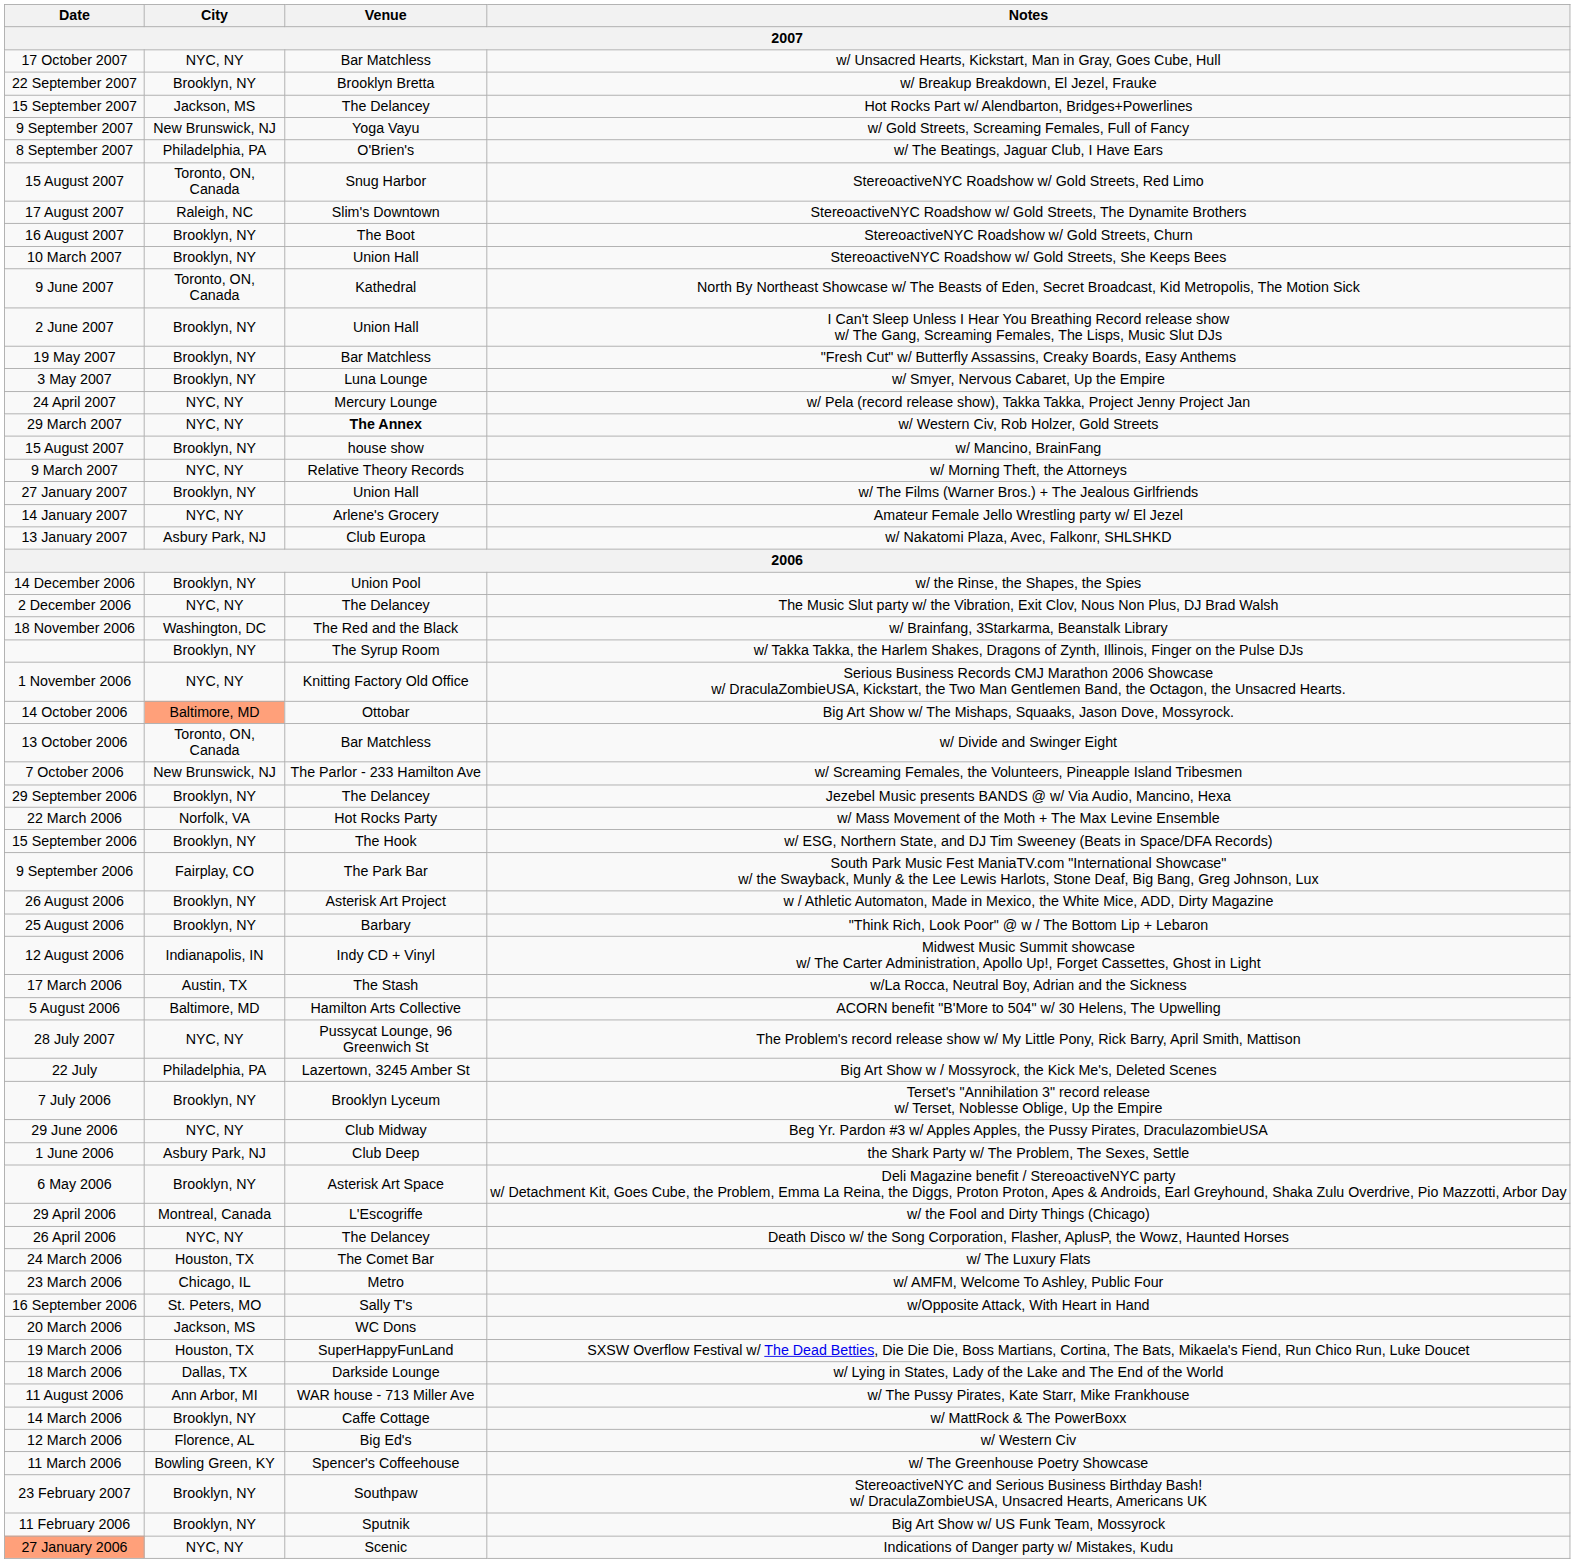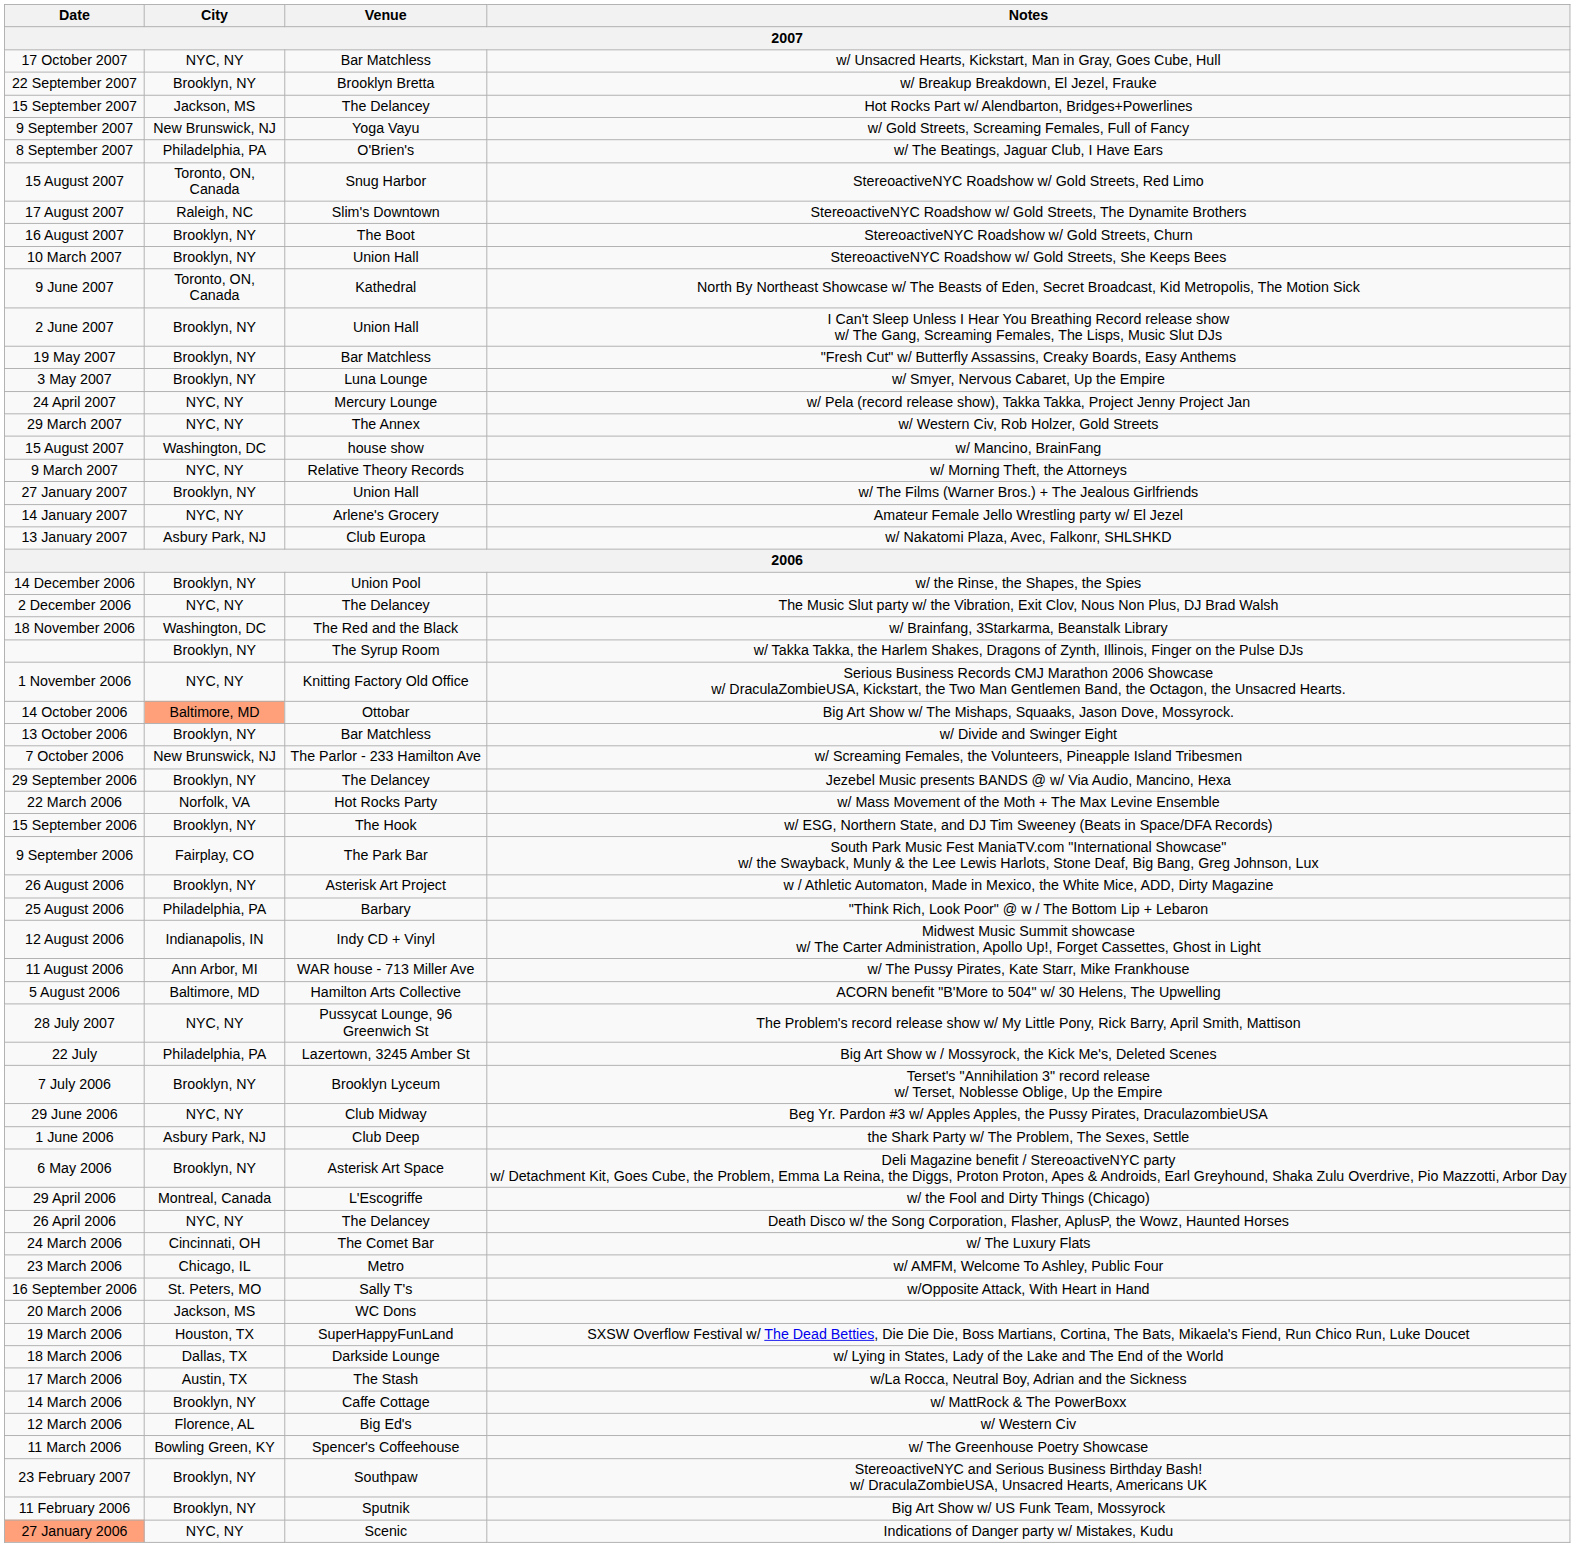(386, 425) bold -> (386, 425) normal
(215, 447) Brooklyn, NY -> (215, 447) Washington, DC
(215, 742) Toronto, ON, Canada -> (215, 734) Brooklyn, NY
(215, 924) Brooklyn, NY -> (215, 908) Philadelphia, PA
rows swapped: (1028, 1395) <-> (1028, 986)
(215, 1260) Houston, TX -> (215, 1243) Cincinnati, OH
